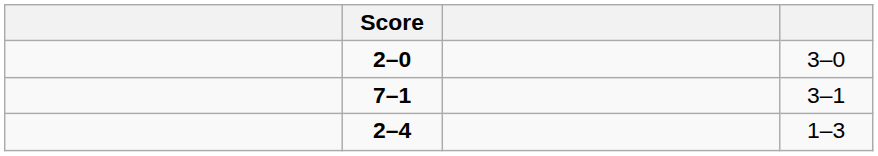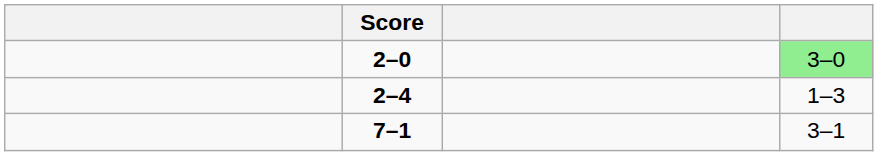(826, 58) no background -> (826, 58) lightgreen background
rows swapped: (392, 131) <-> (392, 95)
